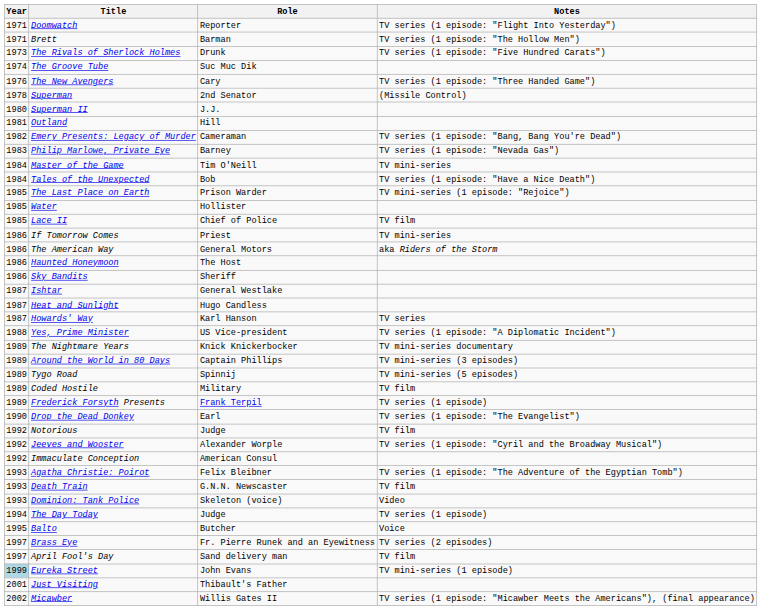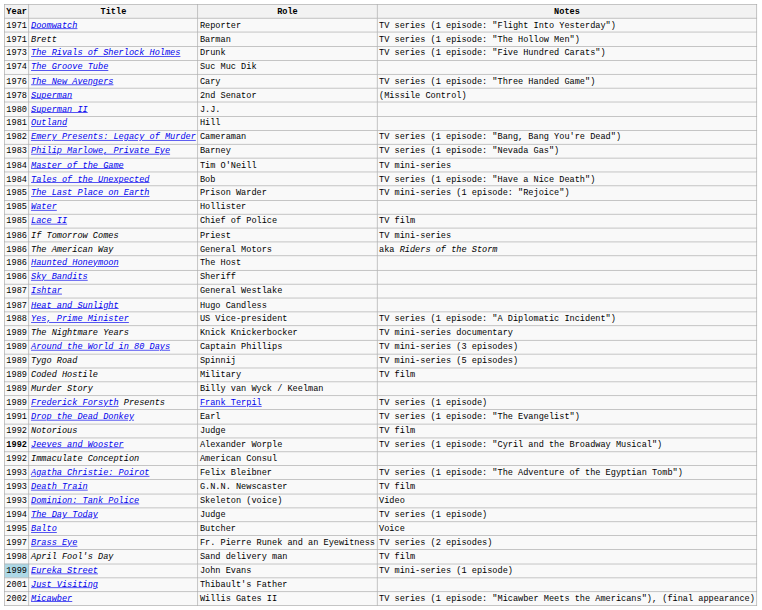- row: (62, 319)
+ row: (62, 389)
(17, 417) 1990 -> (17, 417) 1991
(17, 445) normal -> (17, 445) bold
(17, 557) 1997 -> (17, 557) 1998
